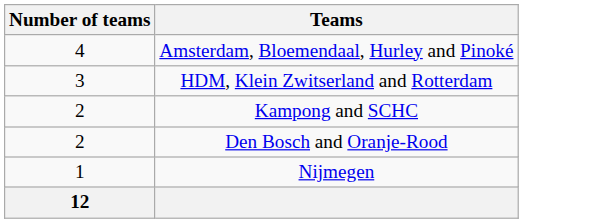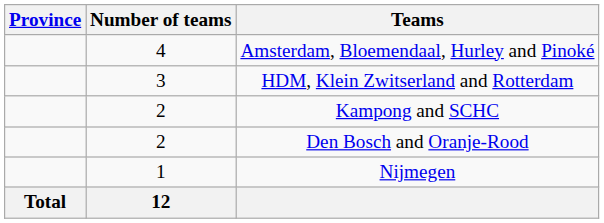+ column: (45, 19)
